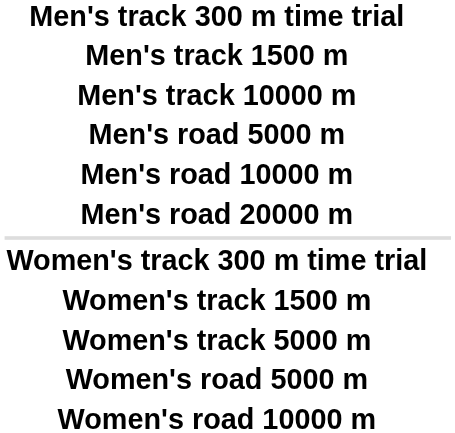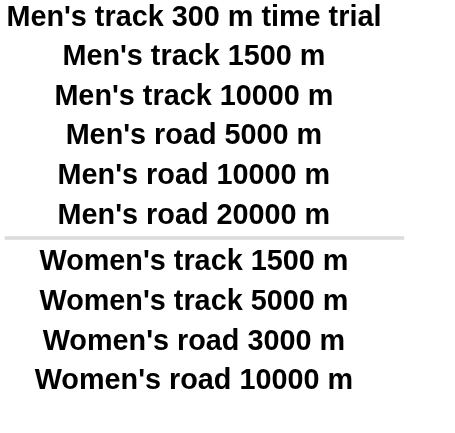- row: (217, 260)
+ row: (194, 340)
- row: (217, 379)
